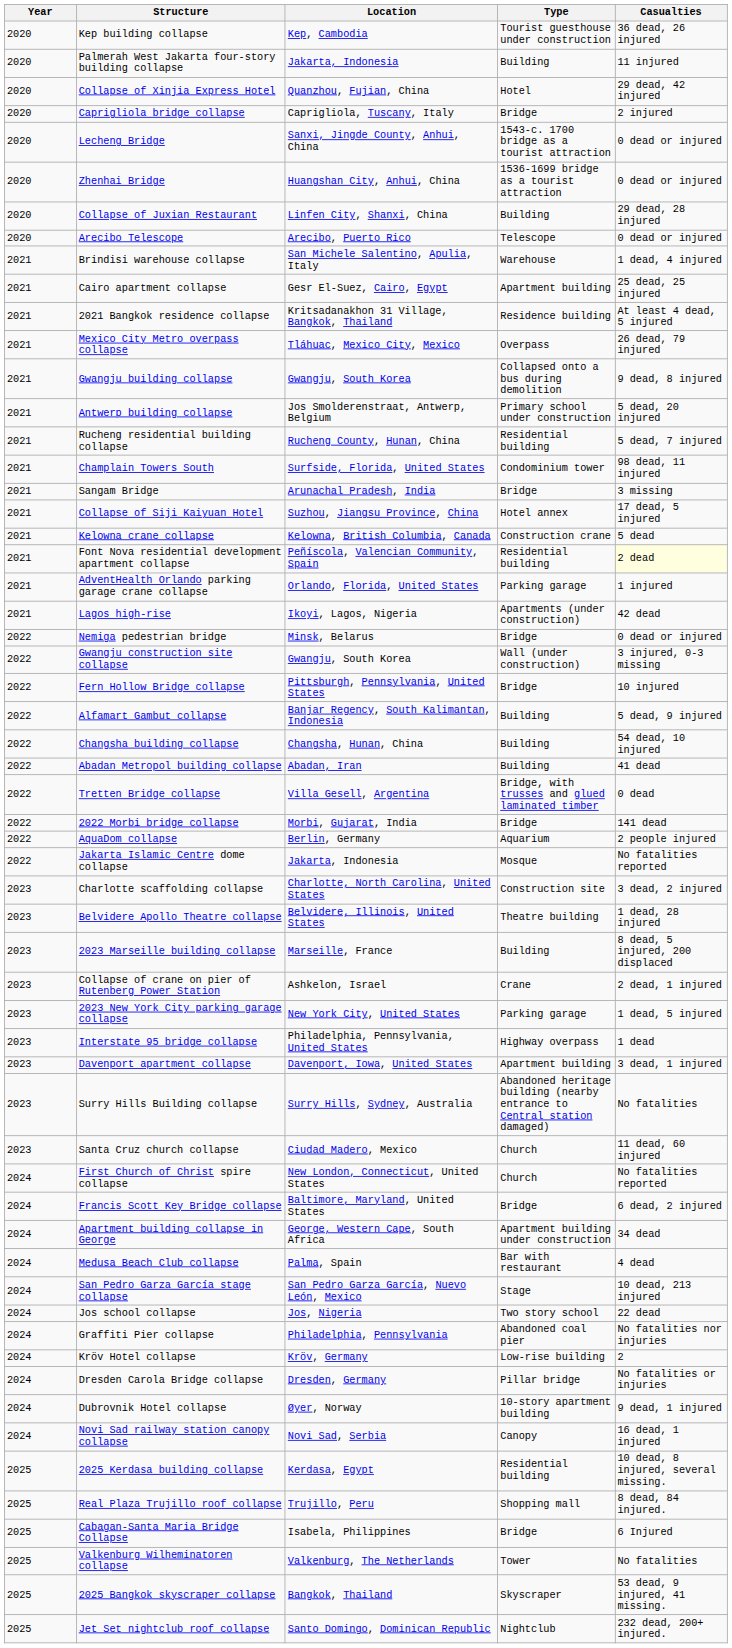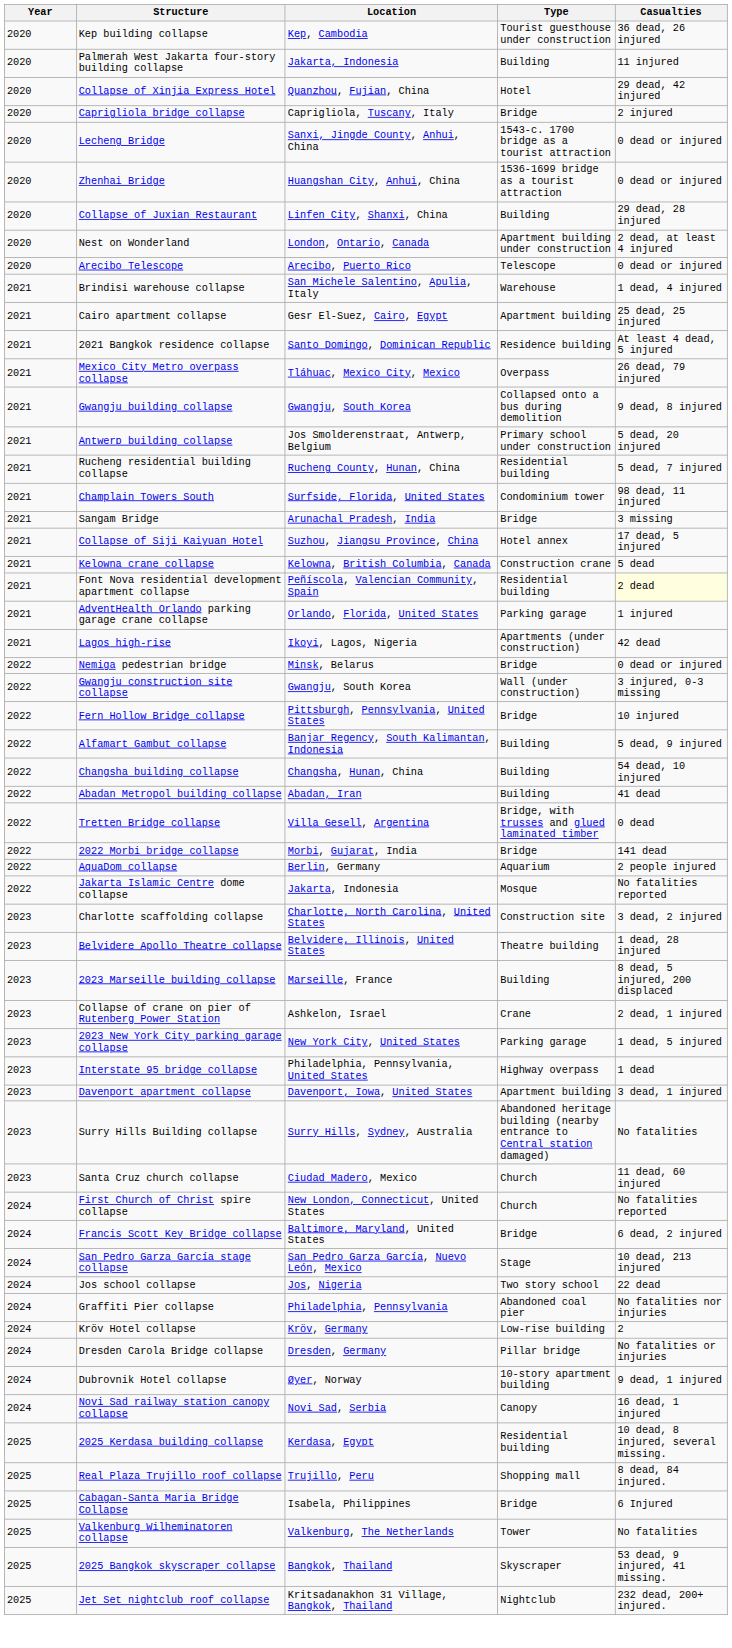+ row: (134, 244)
(368, 317) Kritsadanakhon 31 Village, Bangkok, Thailand -> (389, 345) Santo Domingo, Dominican Republic
- row: (171, 1235)
- row: (159, 1263)
(389, 1629) Santo Domingo, Dominican Republic -> (368, 1601) Kritsadanakhon 31 Village, Bangkok, Thailand
